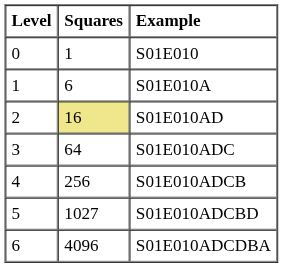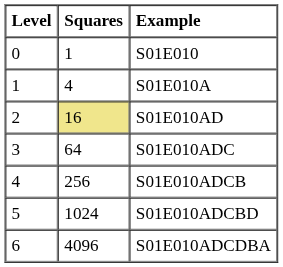(69, 85) 6 -> (69, 85) 4
(81, 213) 1027 -> (81, 213) 1024
